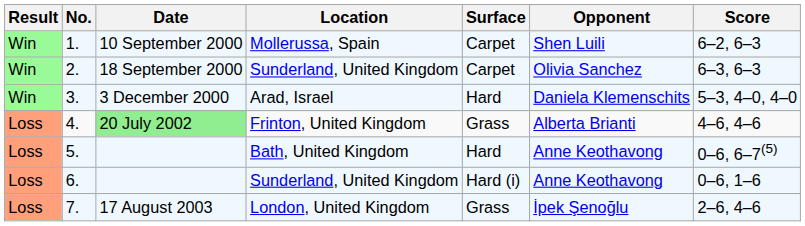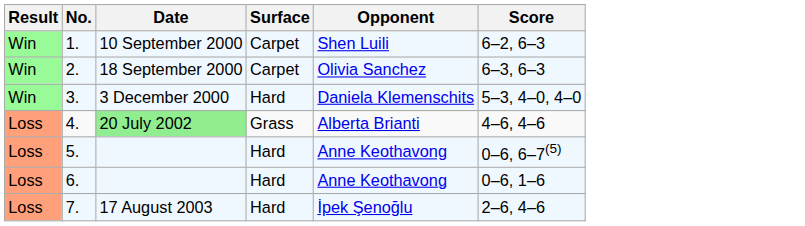- column: (354, 17)
(493, 180) Hard (i) -> (268, 180) Hard
(488, 206) Grass -> (268, 206) Hard
